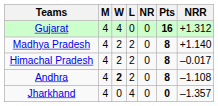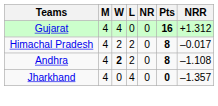- row: (51, 45)
